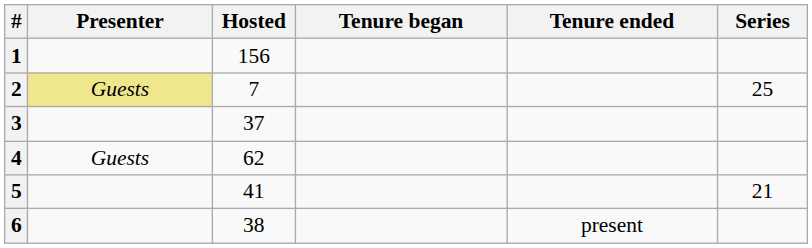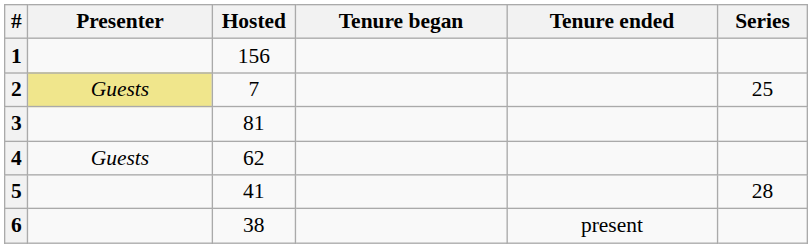(254, 123) 37 -> (254, 123) 81
(763, 191) 21 -> (763, 191) 28
